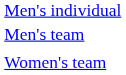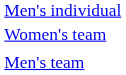rows swapped: (44, 34) <-> (55, 62)
